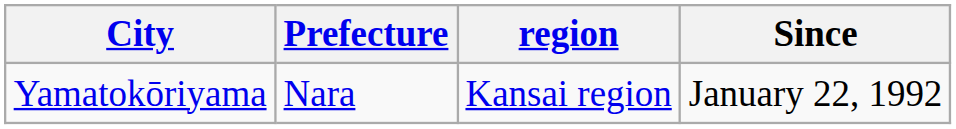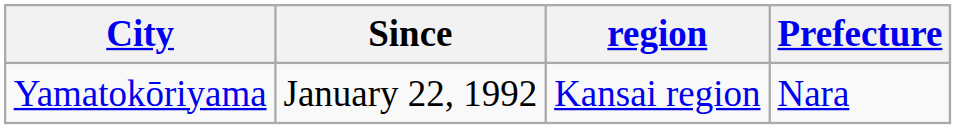columns swapped: (366, 33) <-> (816, 33)
